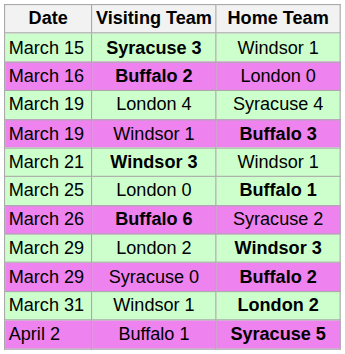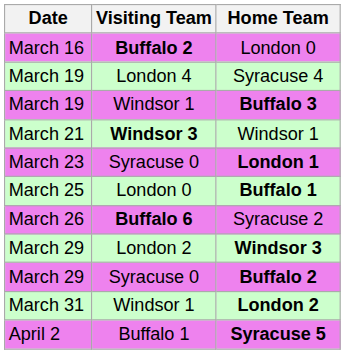- row: (46, 47)
+ row: (46, 162)
